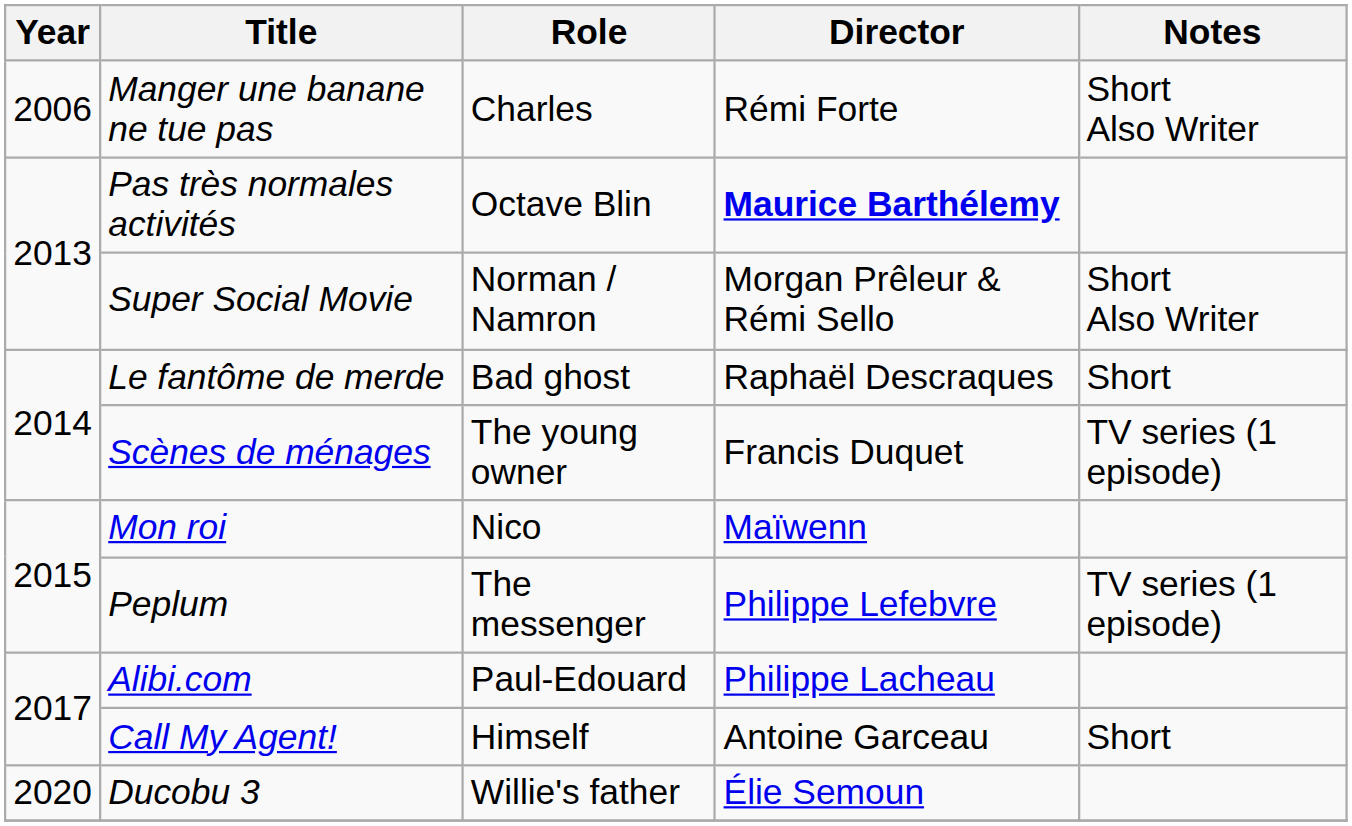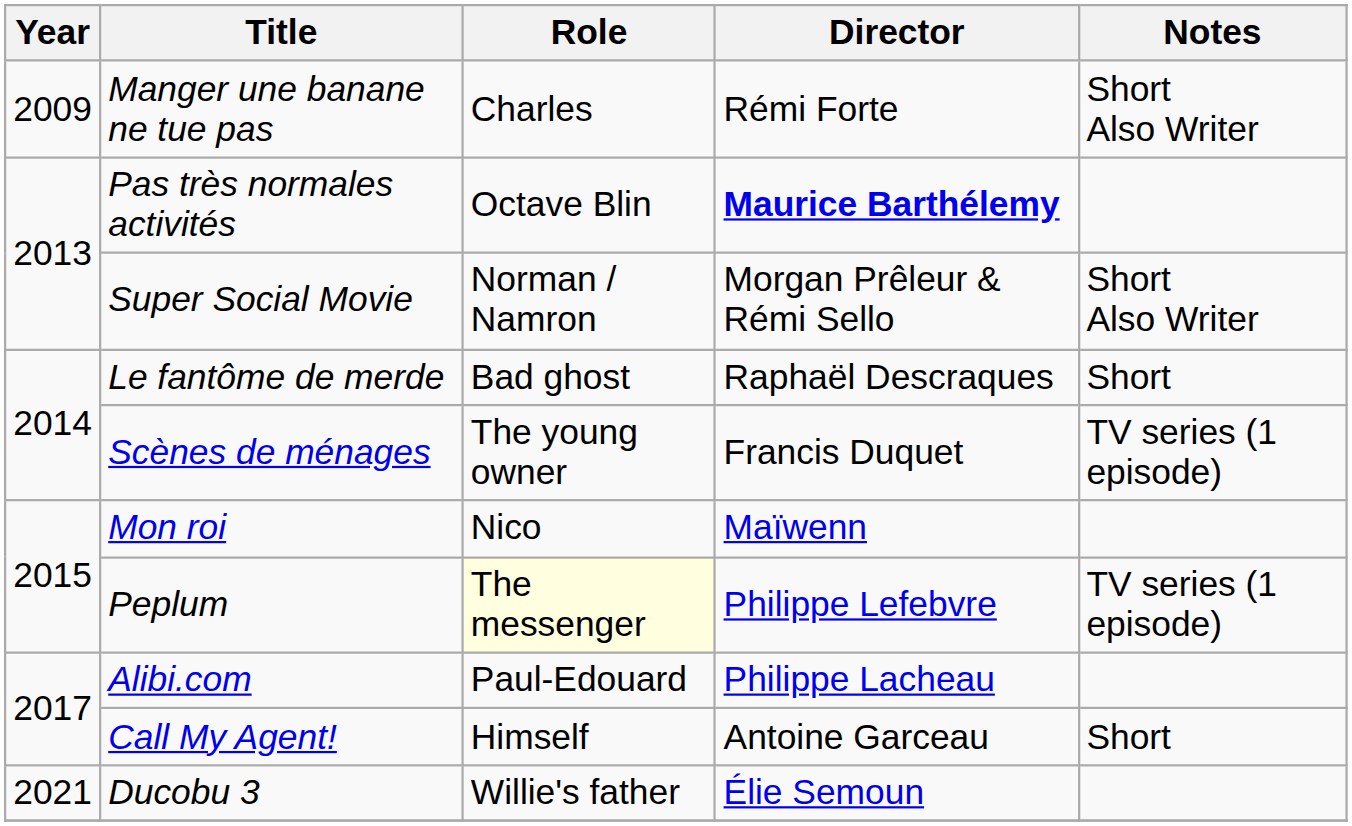(53, 108) 2006 -> (53, 108) 2009
(558, 604) no background -> (558, 604) lightyellow background
(53, 792) 2020 -> (53, 792) 2021
